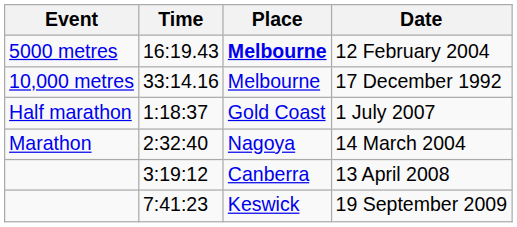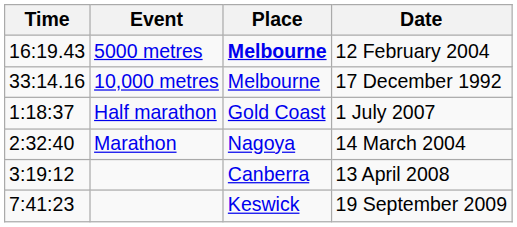columns swapped: (71, 19) <-> (181, 19)
